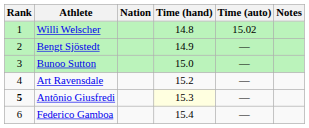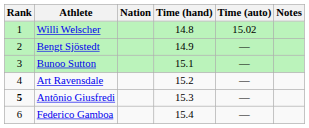(184, 64) 15.0 -> (184, 64) 15.1
(184, 98) lightyellow background -> (184, 98) no background
